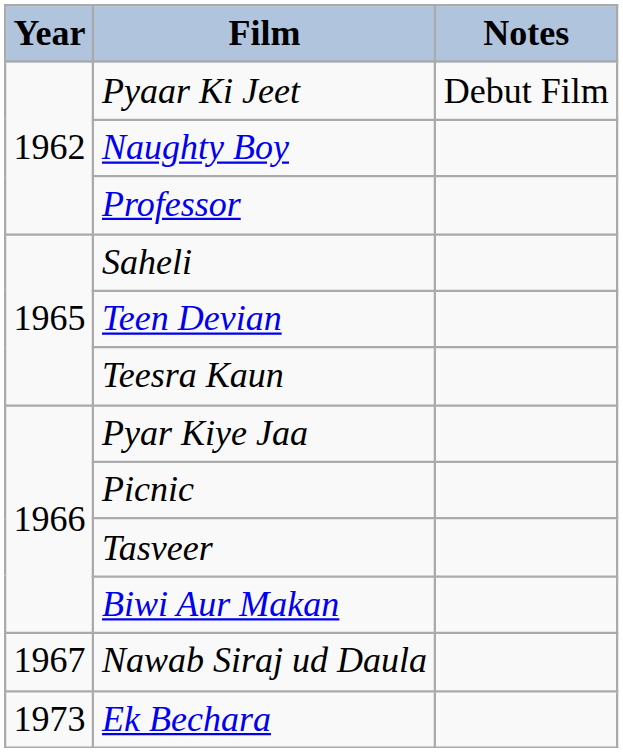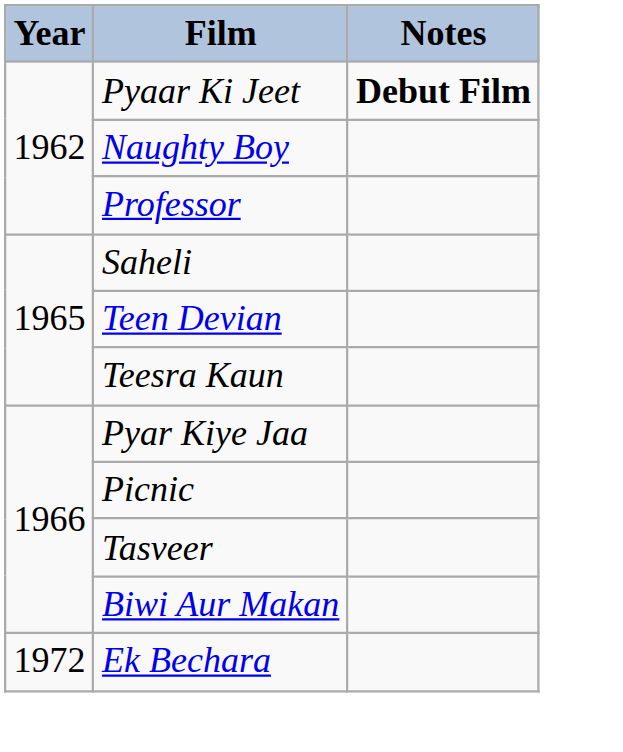(526, 90) normal -> (443, 90) bold
- row: (265, 661)
(49, 718) 1973 -> (49, 661) 1972
